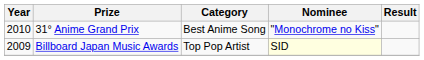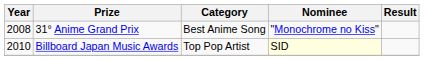(19, 30) 2010 -> (19, 30) 2008
(19, 47) 2009 -> (19, 47) 2010
